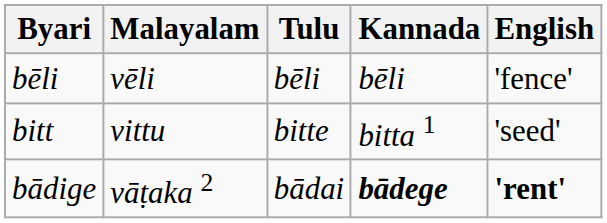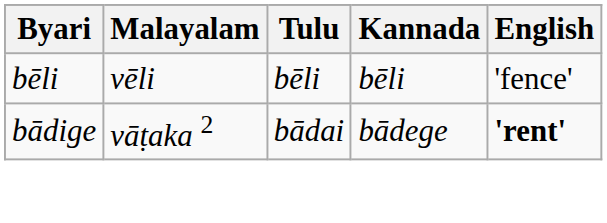- row: (33, 131)
(403, 188) bold -> (403, 131) normal
